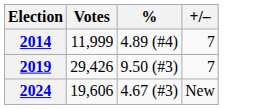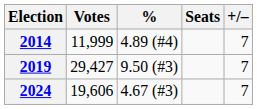+ column: (203, 16)
(92, 66) 29,426 -> (92, 66) 29,427
(200, 91) New -> (245, 91) 7
